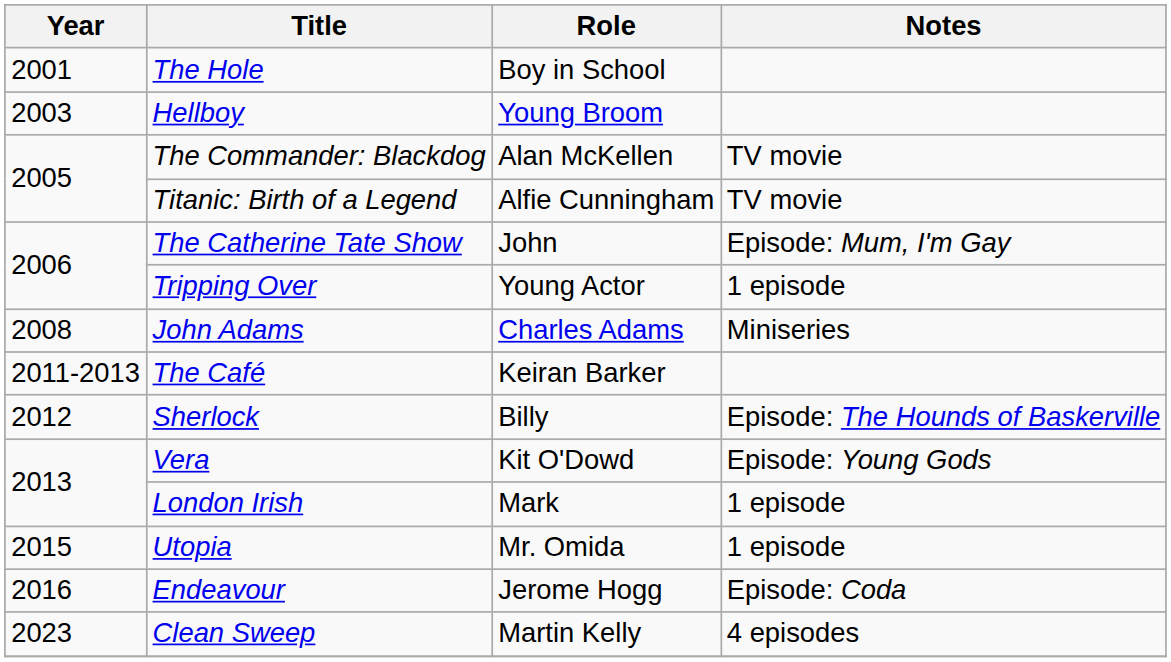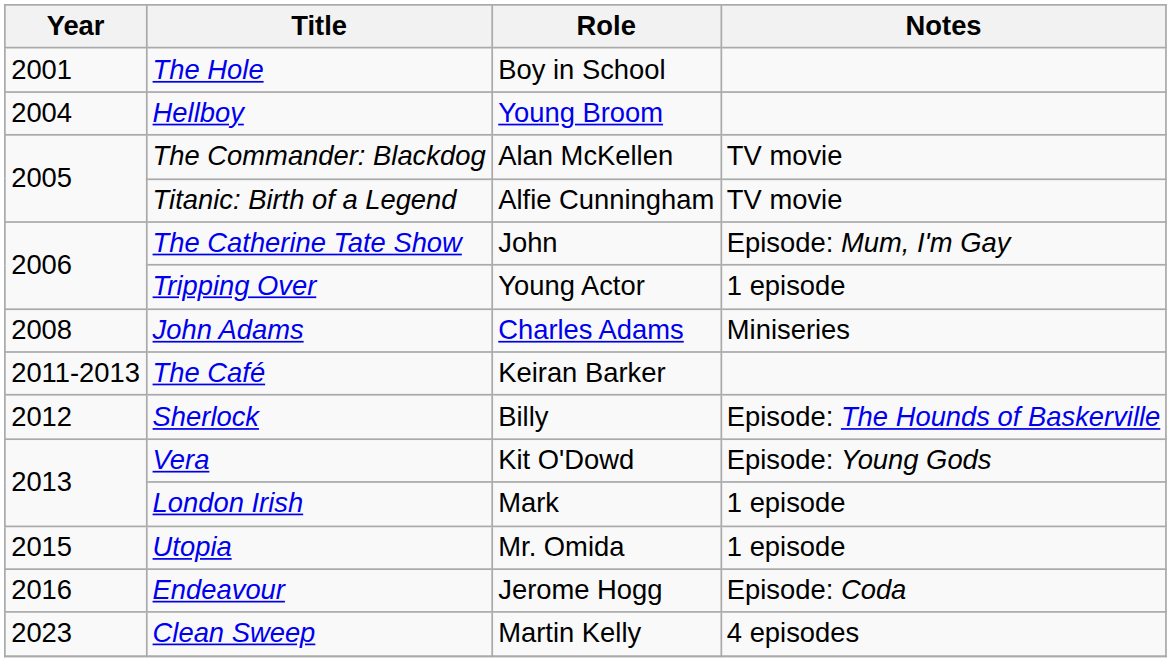(42, 112) 2003 -> (42, 112) 2004
